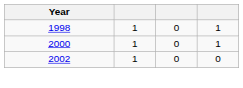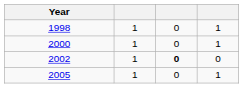(176, 59) normal -> (176, 59) bold
+ row: (59, 75)
